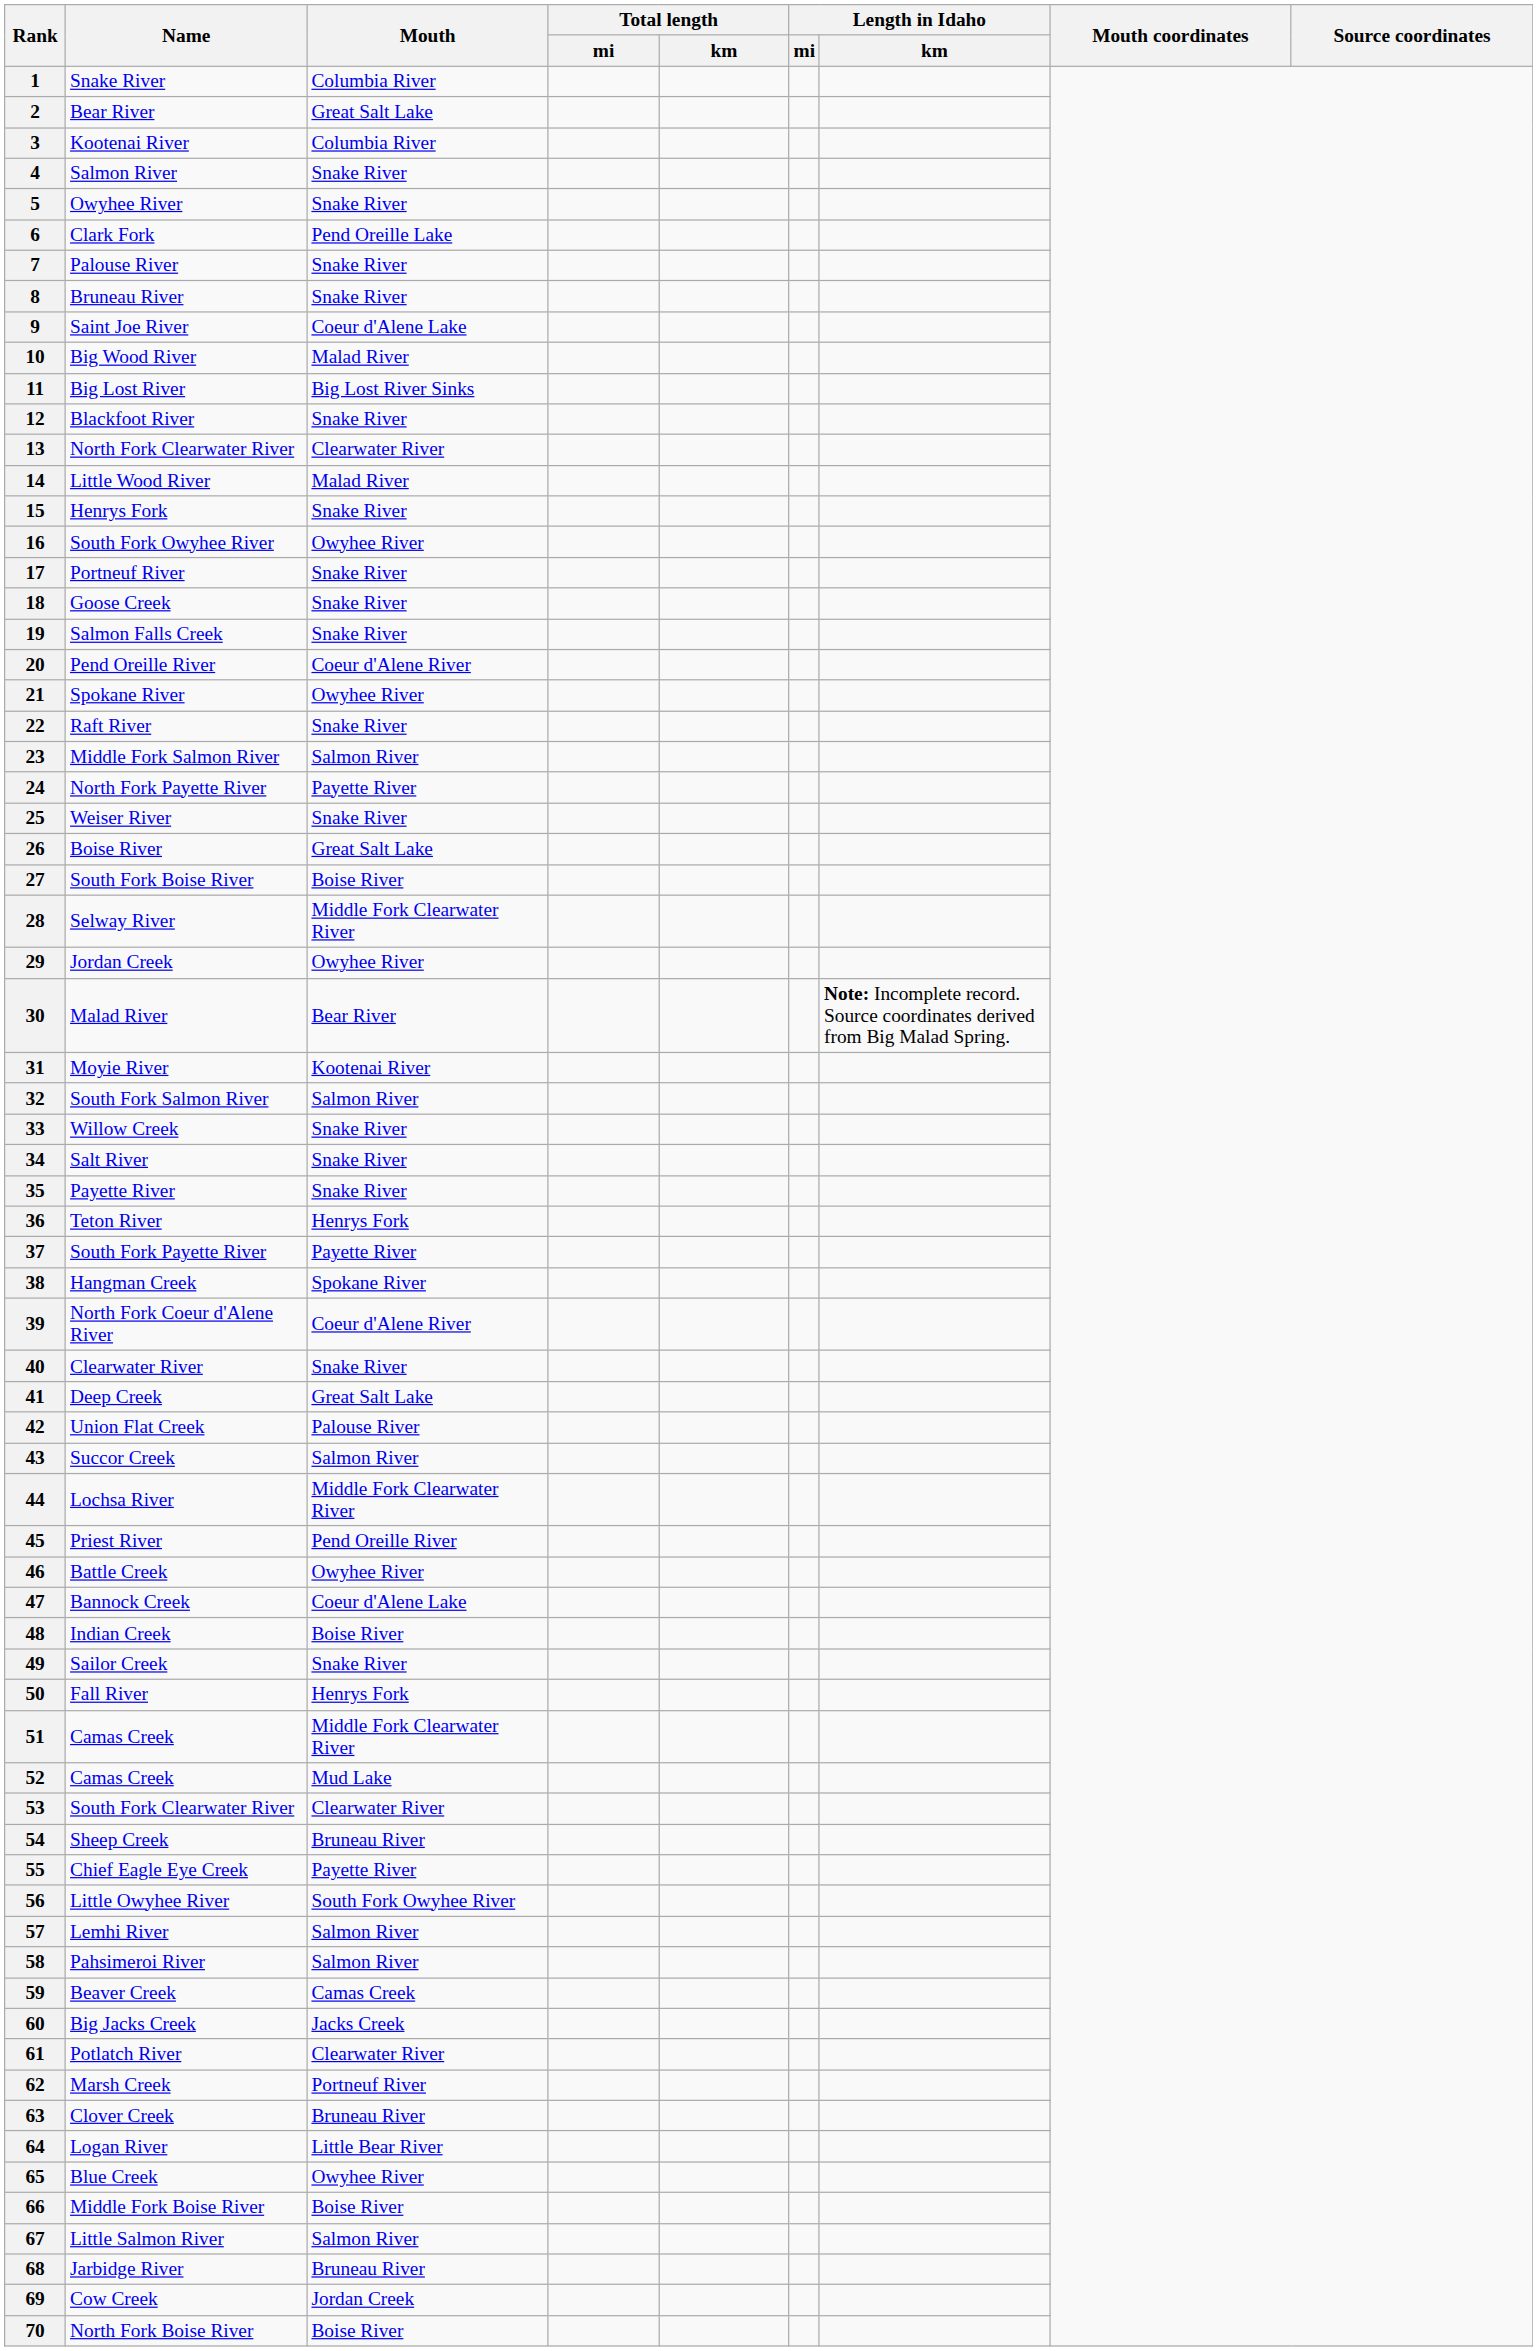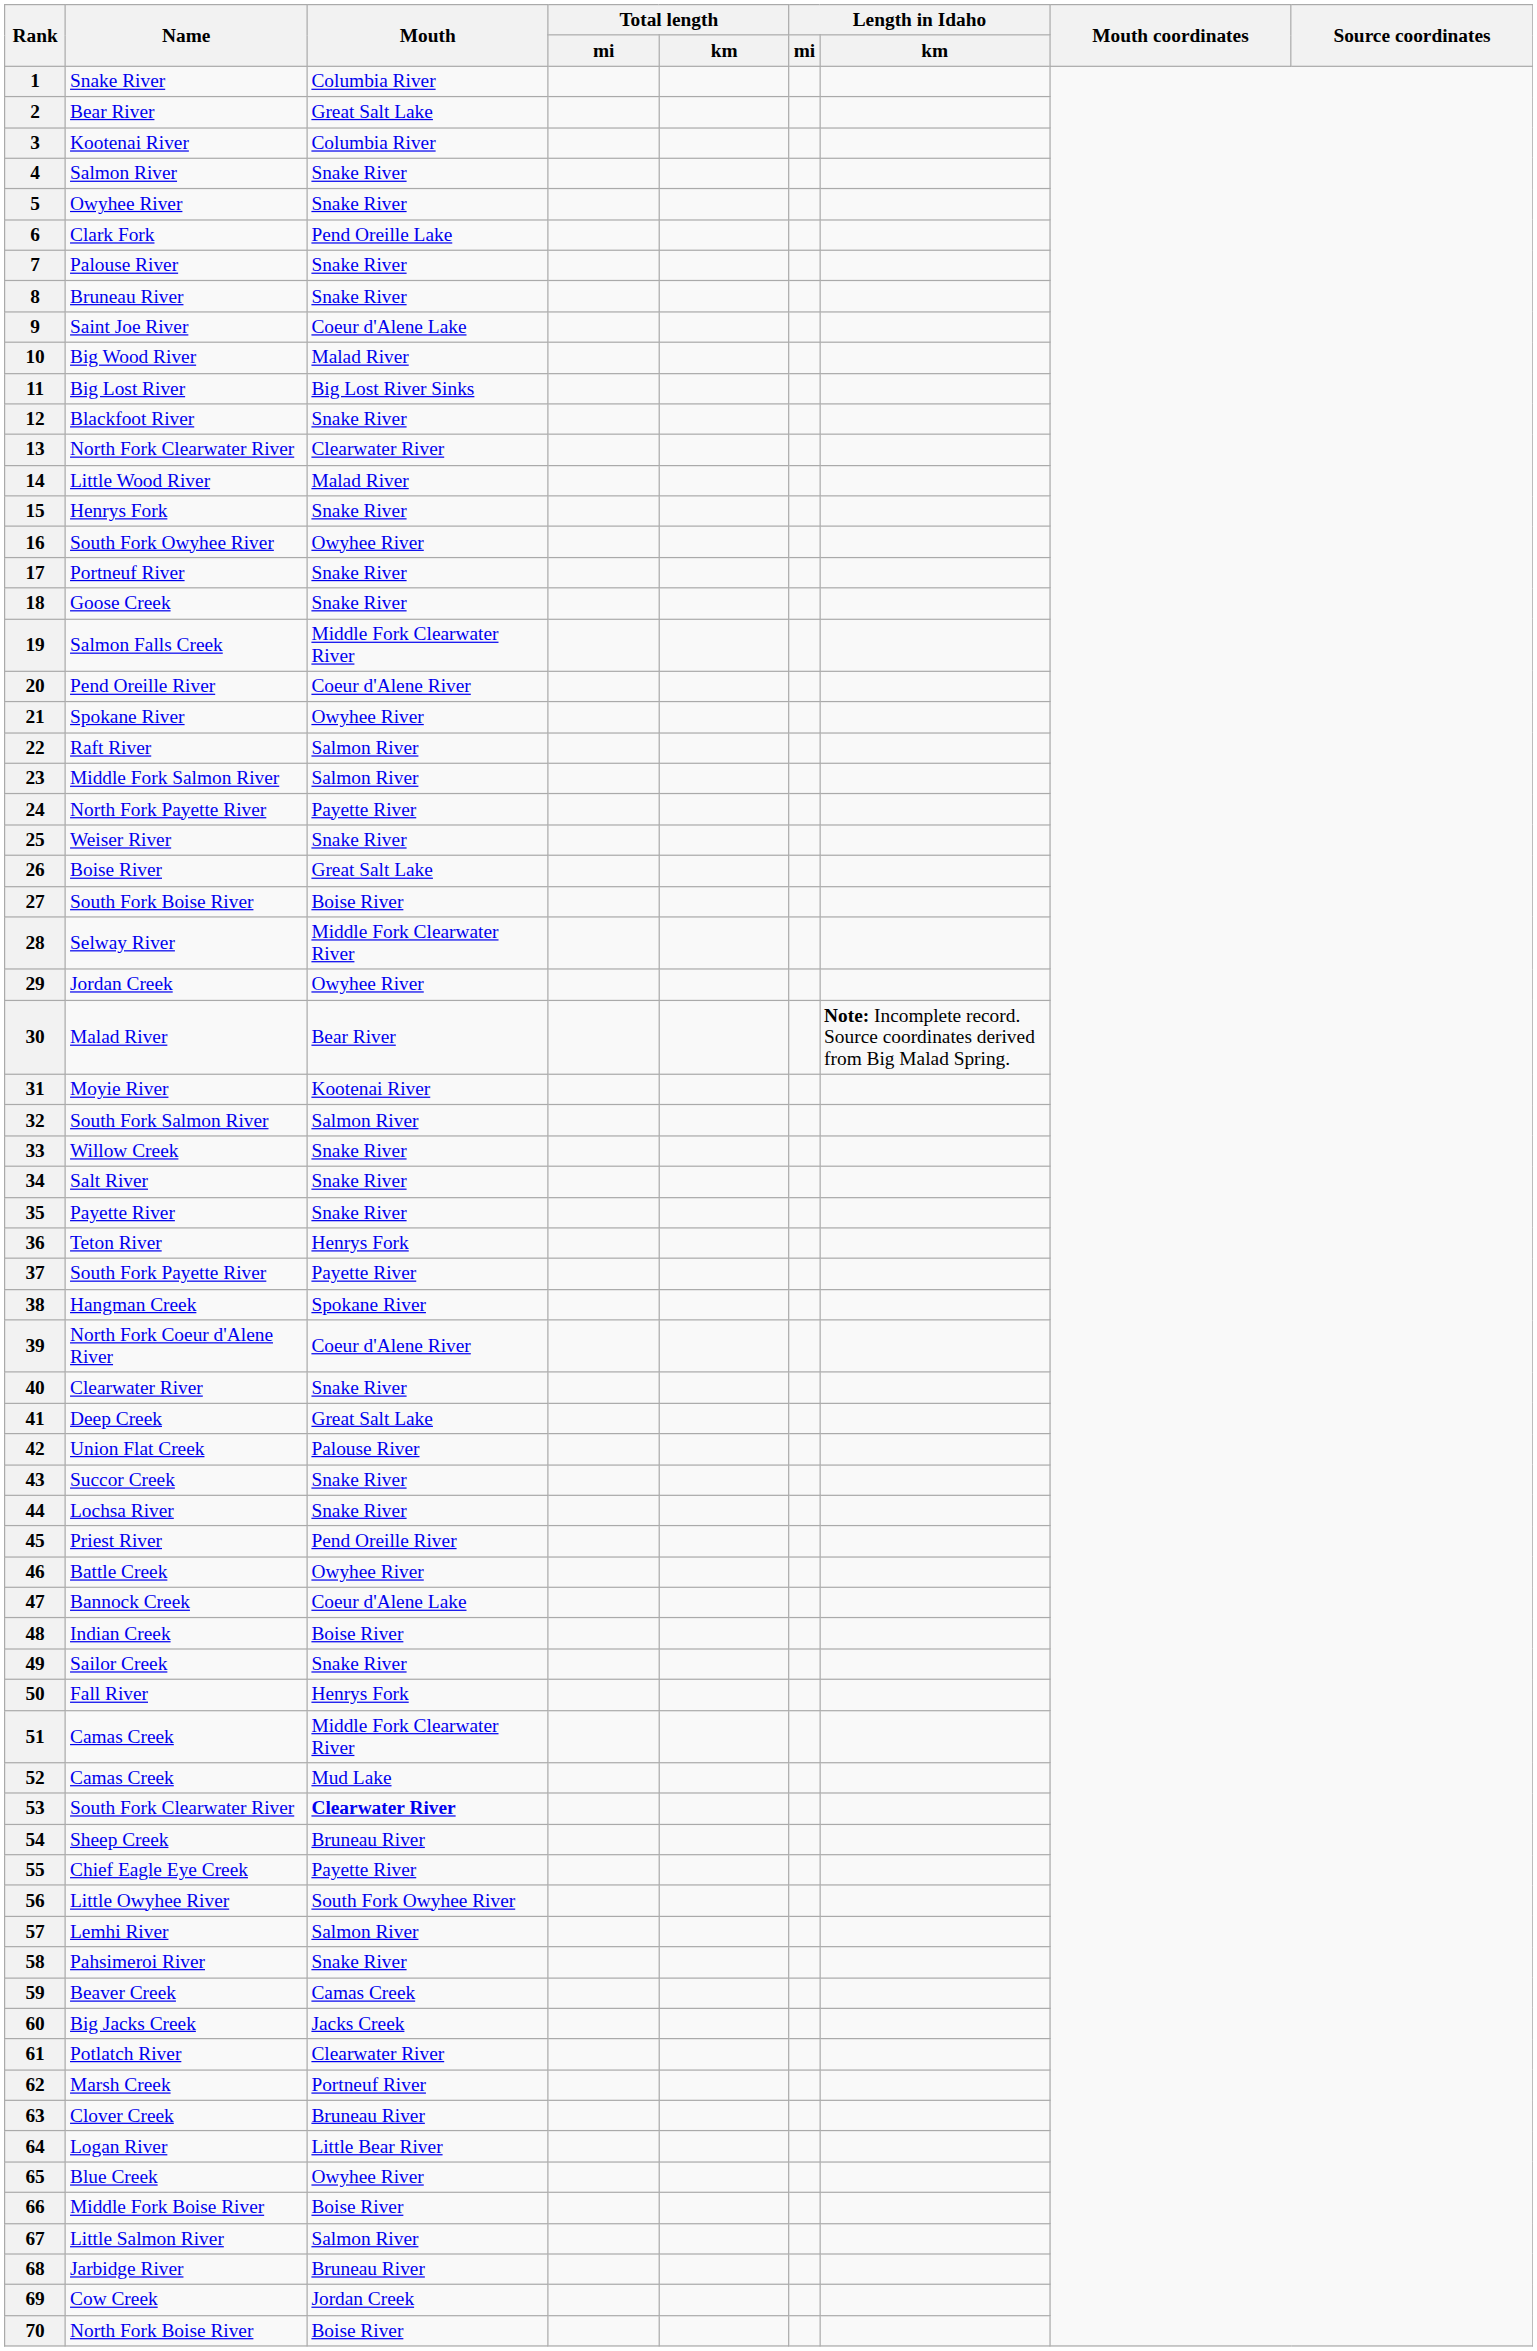(359, 633) Snake River -> (405, 644) Middle Fork Clearwater River
(359, 726) Snake River -> (365, 747) Salmon River
(365, 1457) Salmon River -> (359, 1479) Snake River
(405, 1499) Middle Fork Clearwater River -> (359, 1510) Snake River
(378, 1808) normal -> (384, 1808) bold
(365, 1962) Salmon River -> (359, 1962) Snake River
